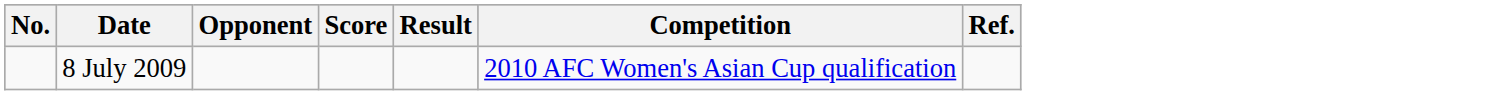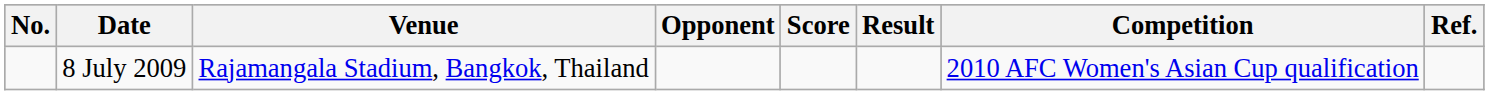+ column: (424, 25)
